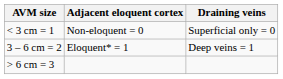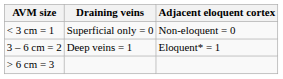columns swapped: (125, 13) <-> (232, 13)
